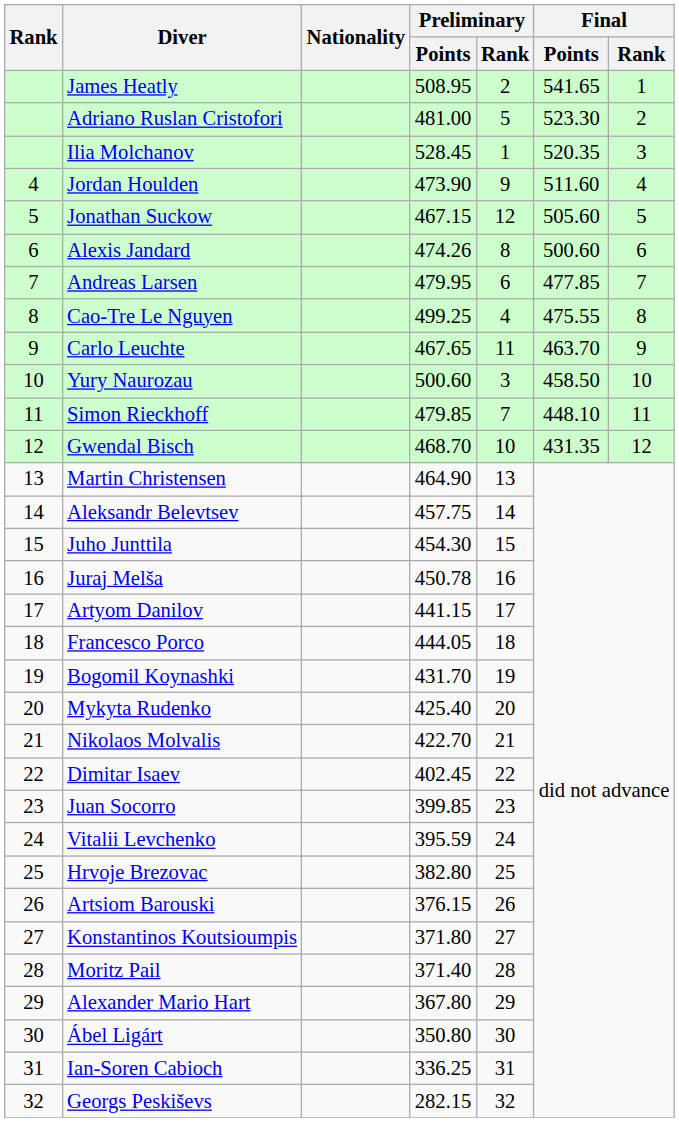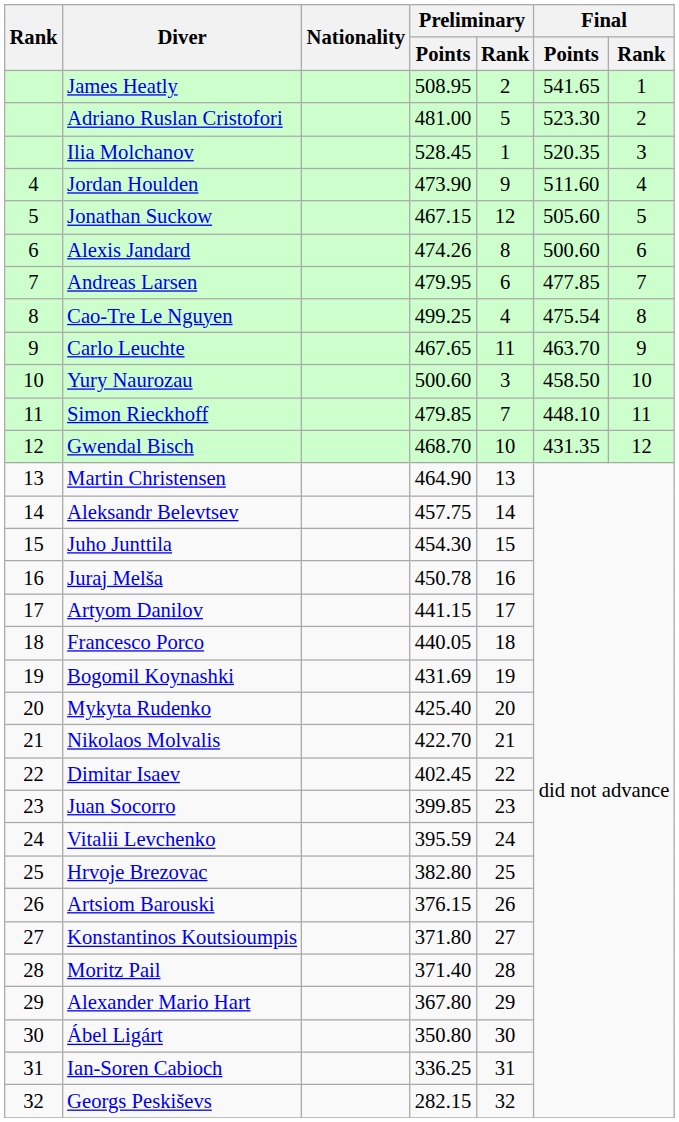(571, 315) 475.55 -> (571, 315) 475.54
(443, 642) 444.05 -> (443, 642) 440.05
(443, 675) 431.70 -> (443, 675) 431.69
